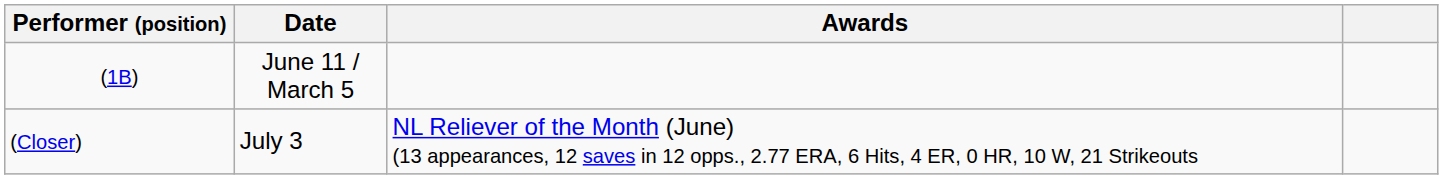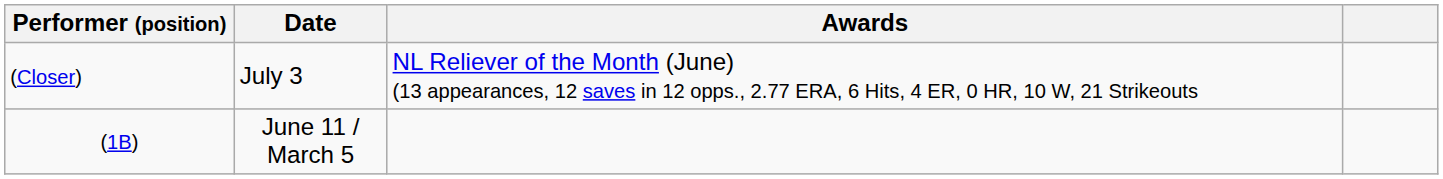rows swapped: (119, 77) <-> (46, 142)
